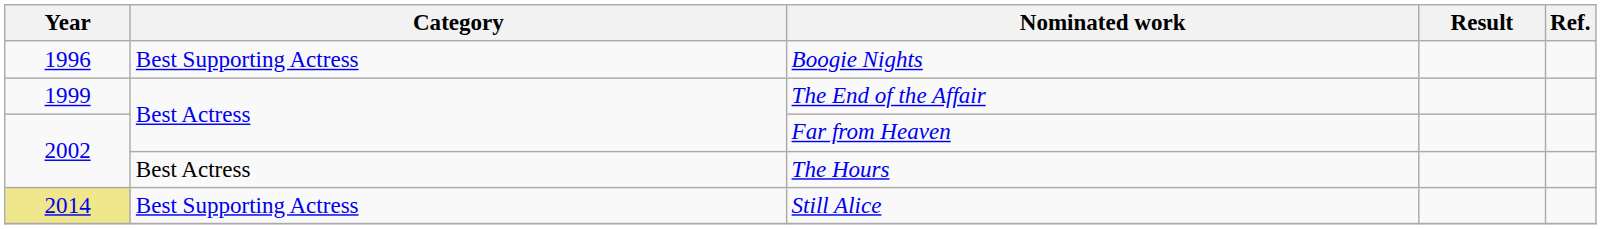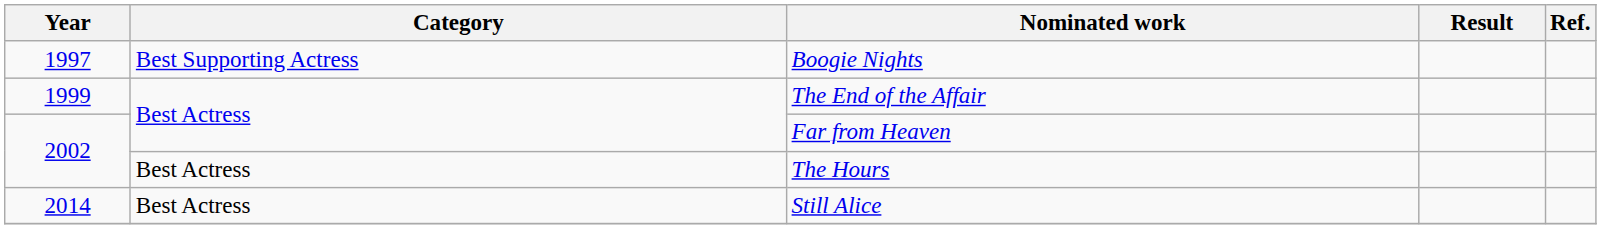(68, 59) 1996 -> (68, 59) 1997
(68, 205) khaki background -> (68, 205) no background
(247, 205) Best Supporting Actress -> (193, 205) Best Actress
